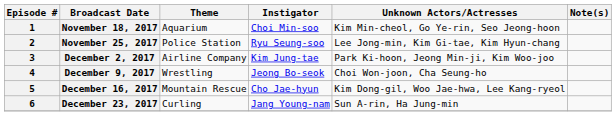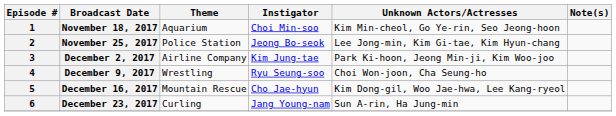(288, 42) Ryu Seung-soo -> (288, 42) Jeong Bo-seok
(288, 73) Jeong Bo-seok -> (288, 73) Ryu Seung-soo
